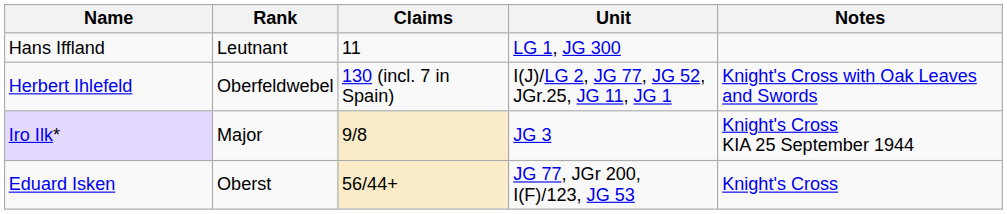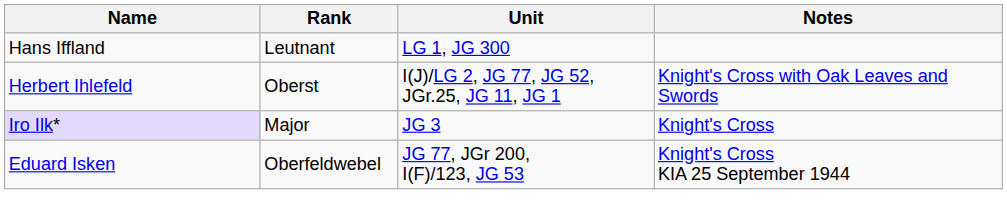- column: (423, 18)
(275, 86) Oberfeldwebel -> (291, 86) Oberst
(818, 135) Knight's Cross KIA 25 September 1944 -> (716, 125) Knight's Cross
(244, 184) Oberst -> (323, 164) Oberfeldwebel
(780, 184) Knight's Cross -> (754, 164) Knight's Cross KIA 25 September 1944
